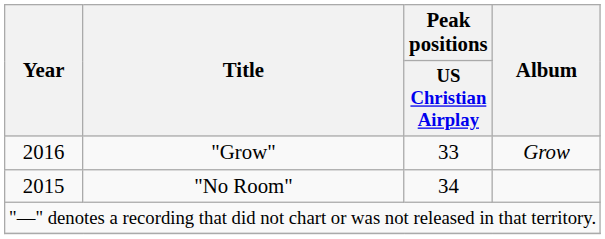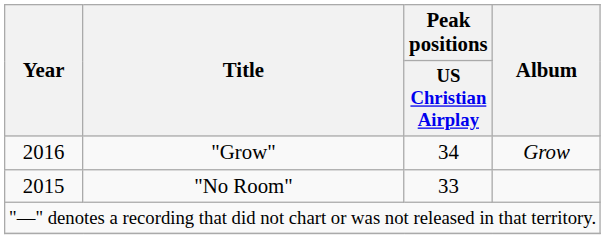(448, 152) 33 -> (448, 152) 34
(448, 185) 34 -> (448, 185) 33
